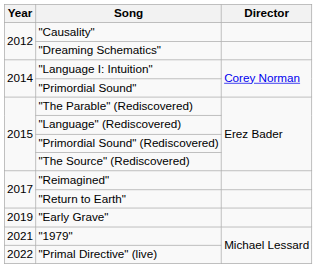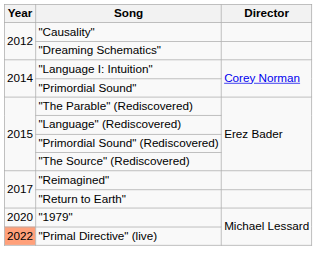- row: (73, 217)
(20, 236) 2021 -> (20, 217) 2020
(20, 254) no background -> (20, 236) lightsalmon background
